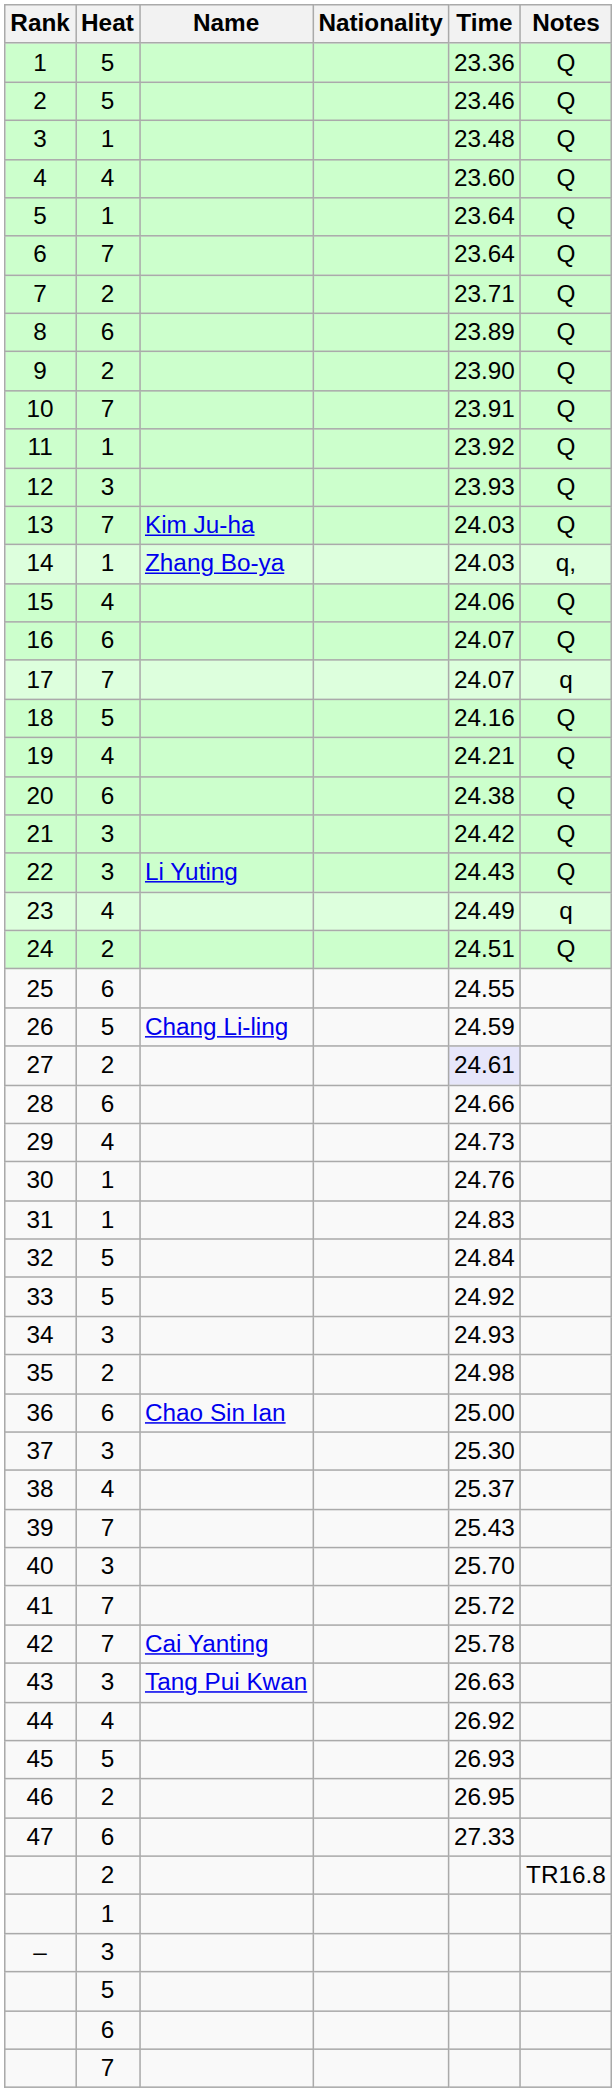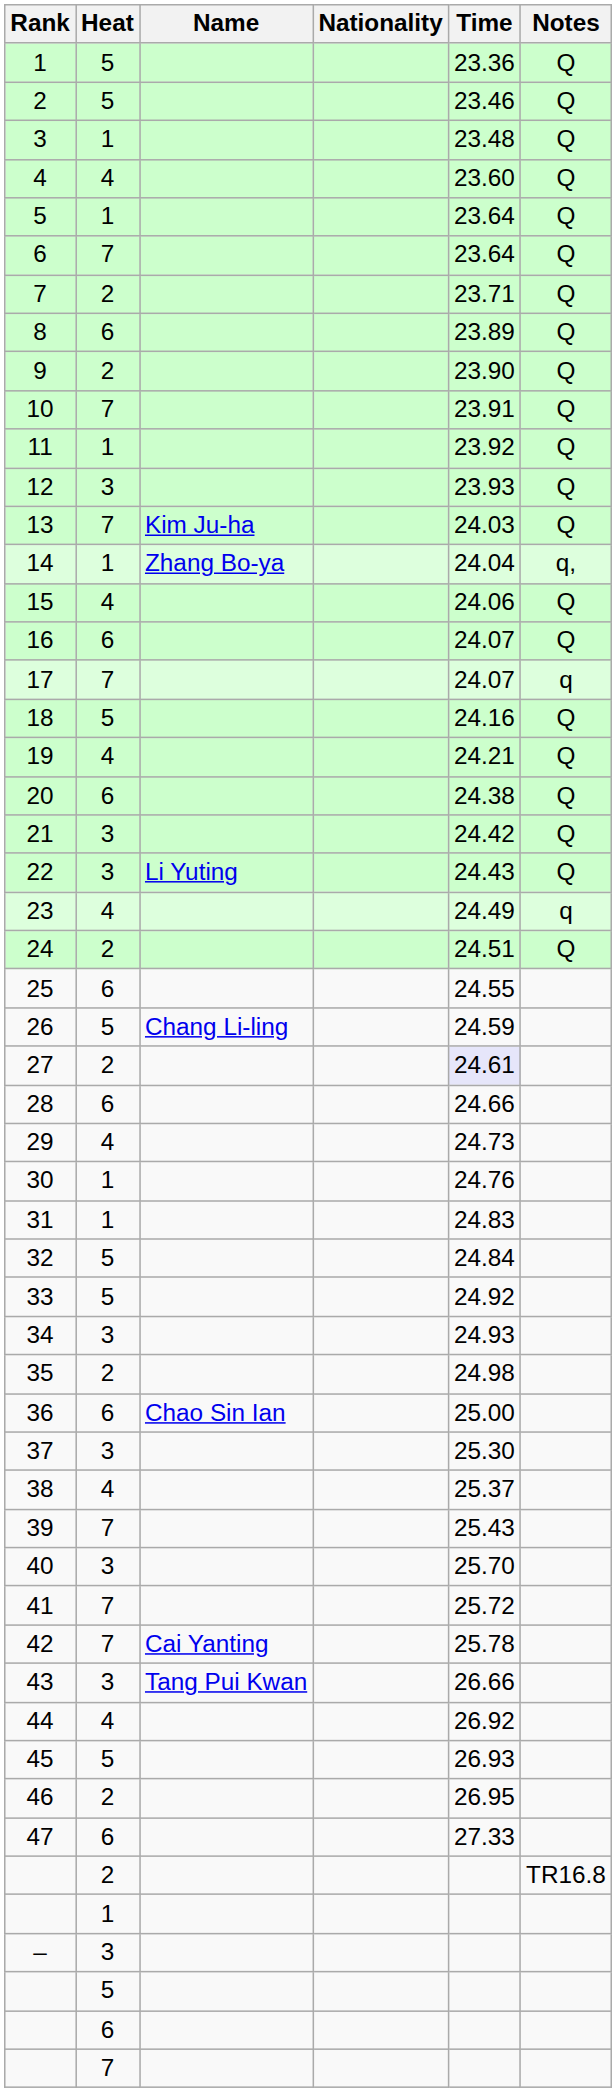(484, 563) 24.03 -> (484, 563) 24.04
(484, 1682) 26.63 -> (484, 1682) 26.66
